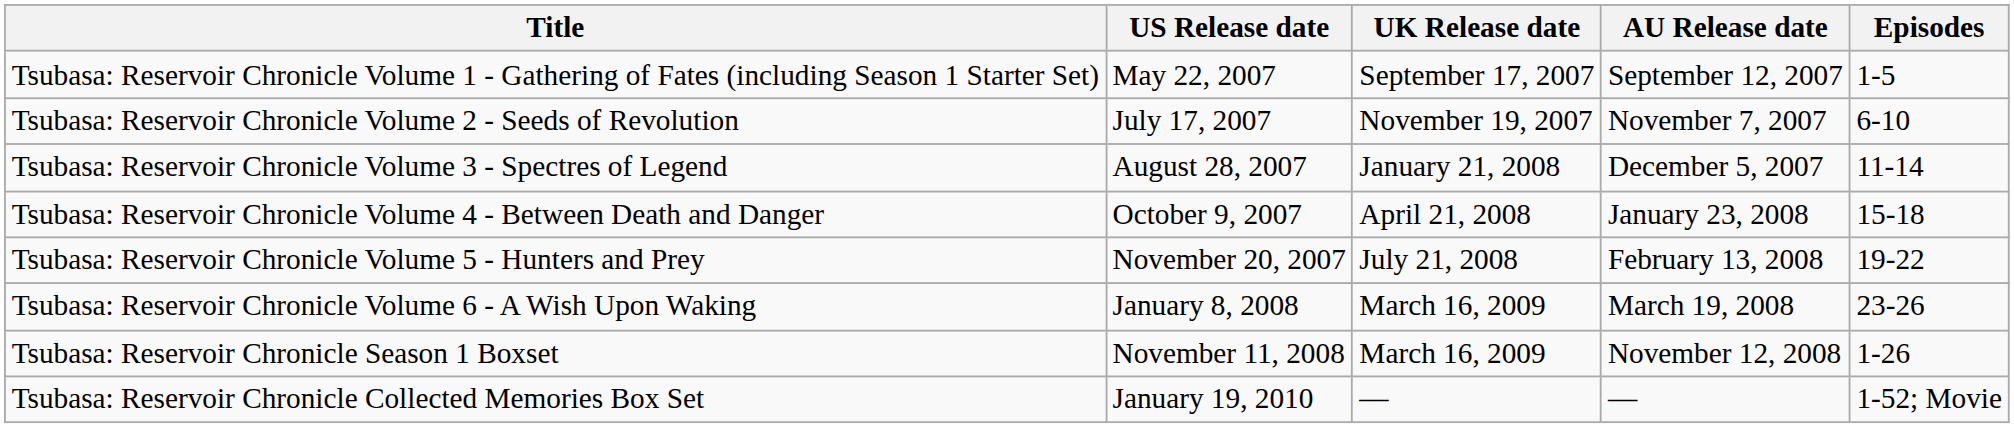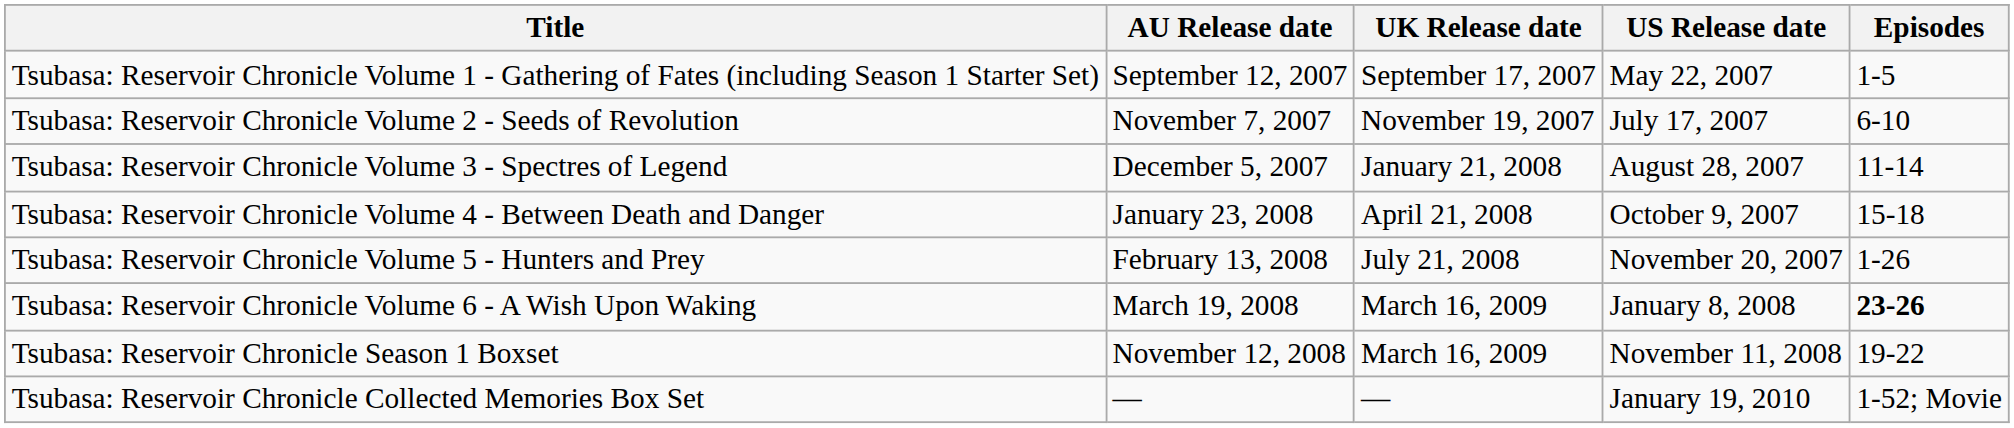columns swapped: (1229, 27) <-> (1725, 27)
(1891, 259) 19-22 -> (1883, 259) 1-26
(1891, 306) normal -> (1891, 306) bold
(1883, 352) 1-26 -> (1891, 352) 19-22
